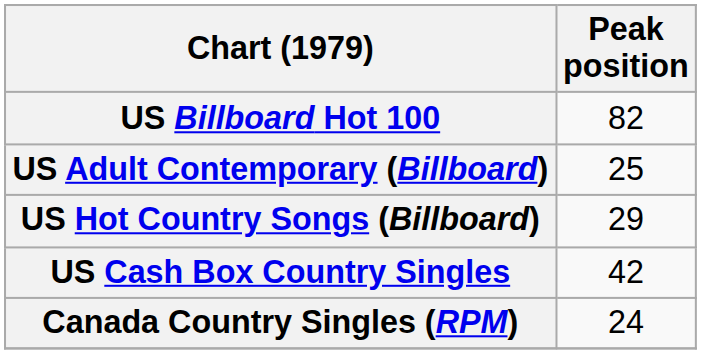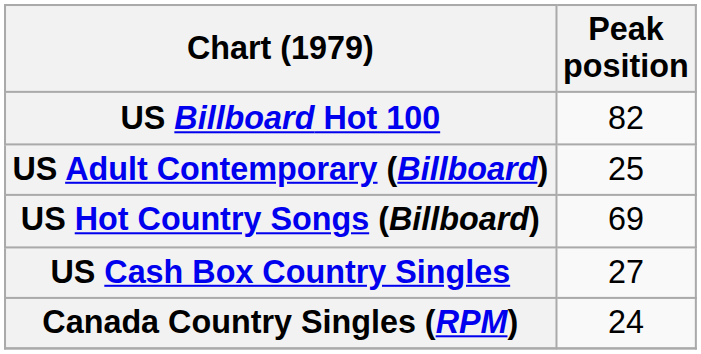(626, 220) 29 -> (626, 220) 69
(626, 271) 42 -> (626, 271) 27
